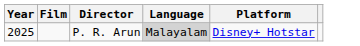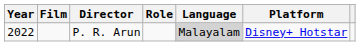+ column: (159, 14)
(21, 32) 2025 -> (21, 32) 2022
